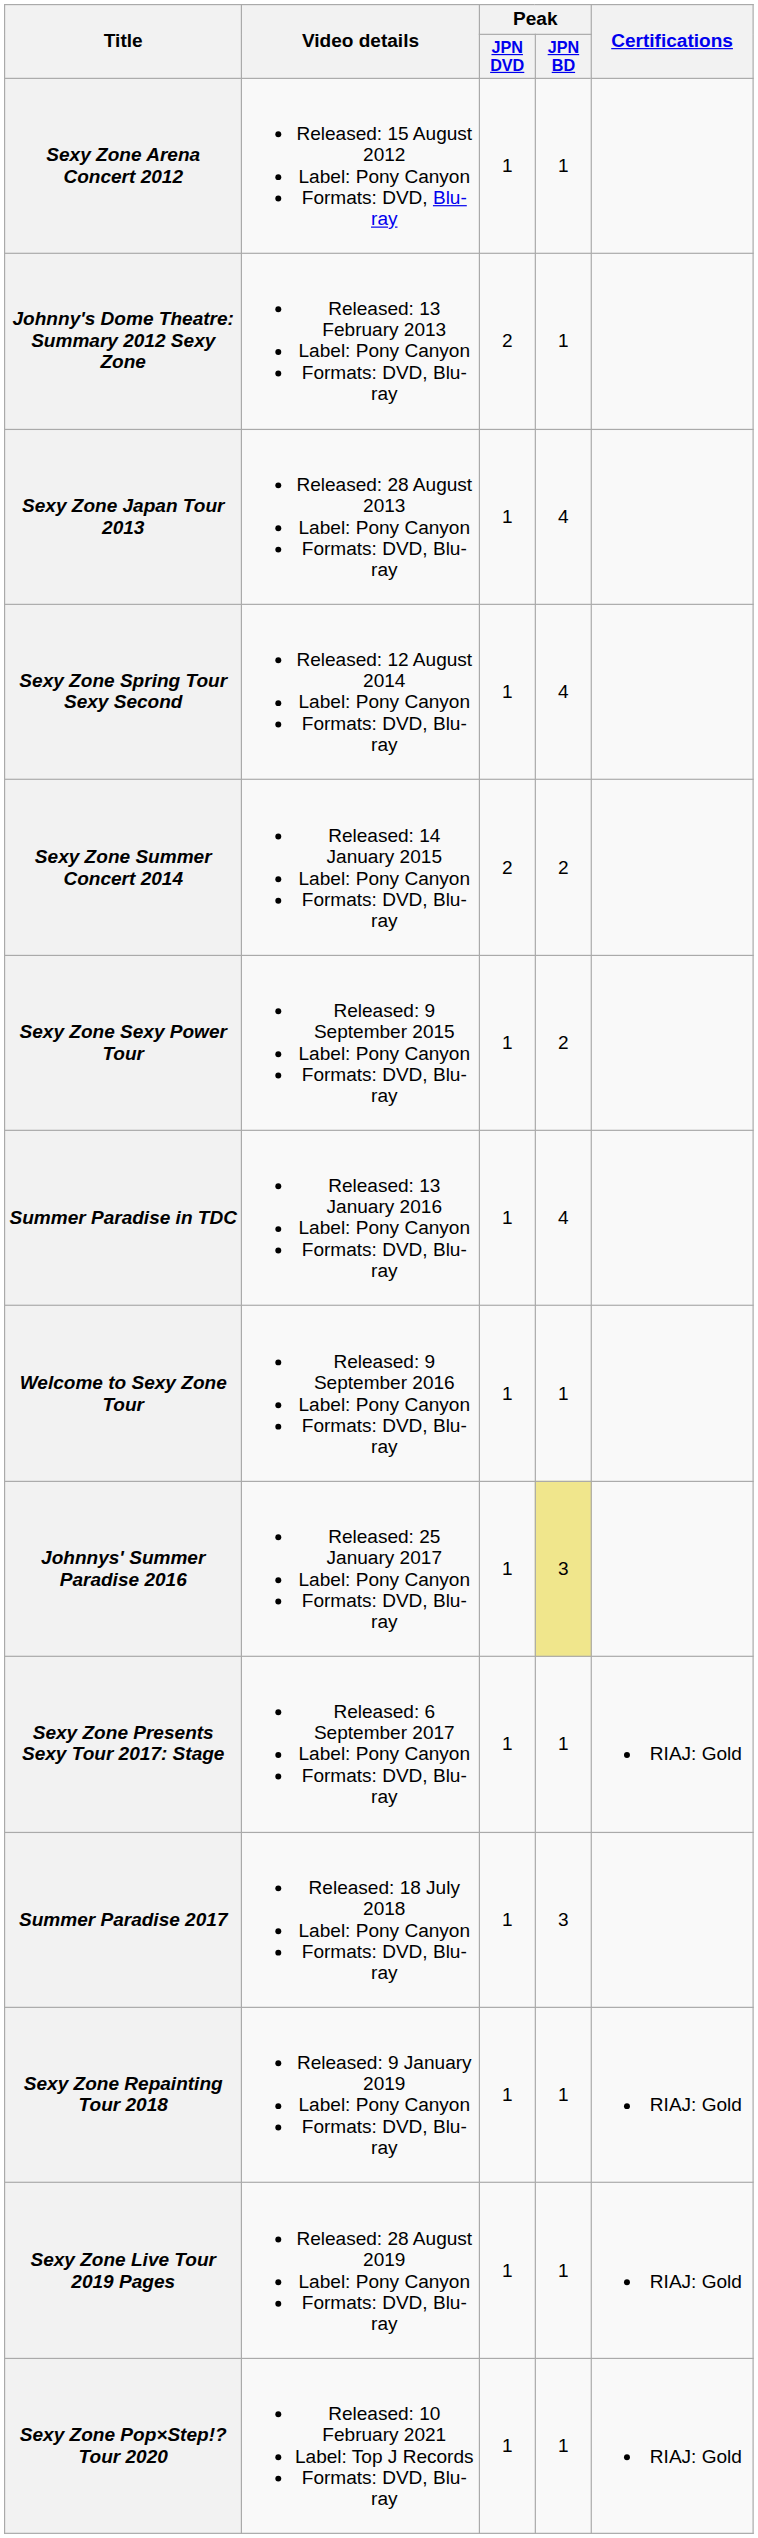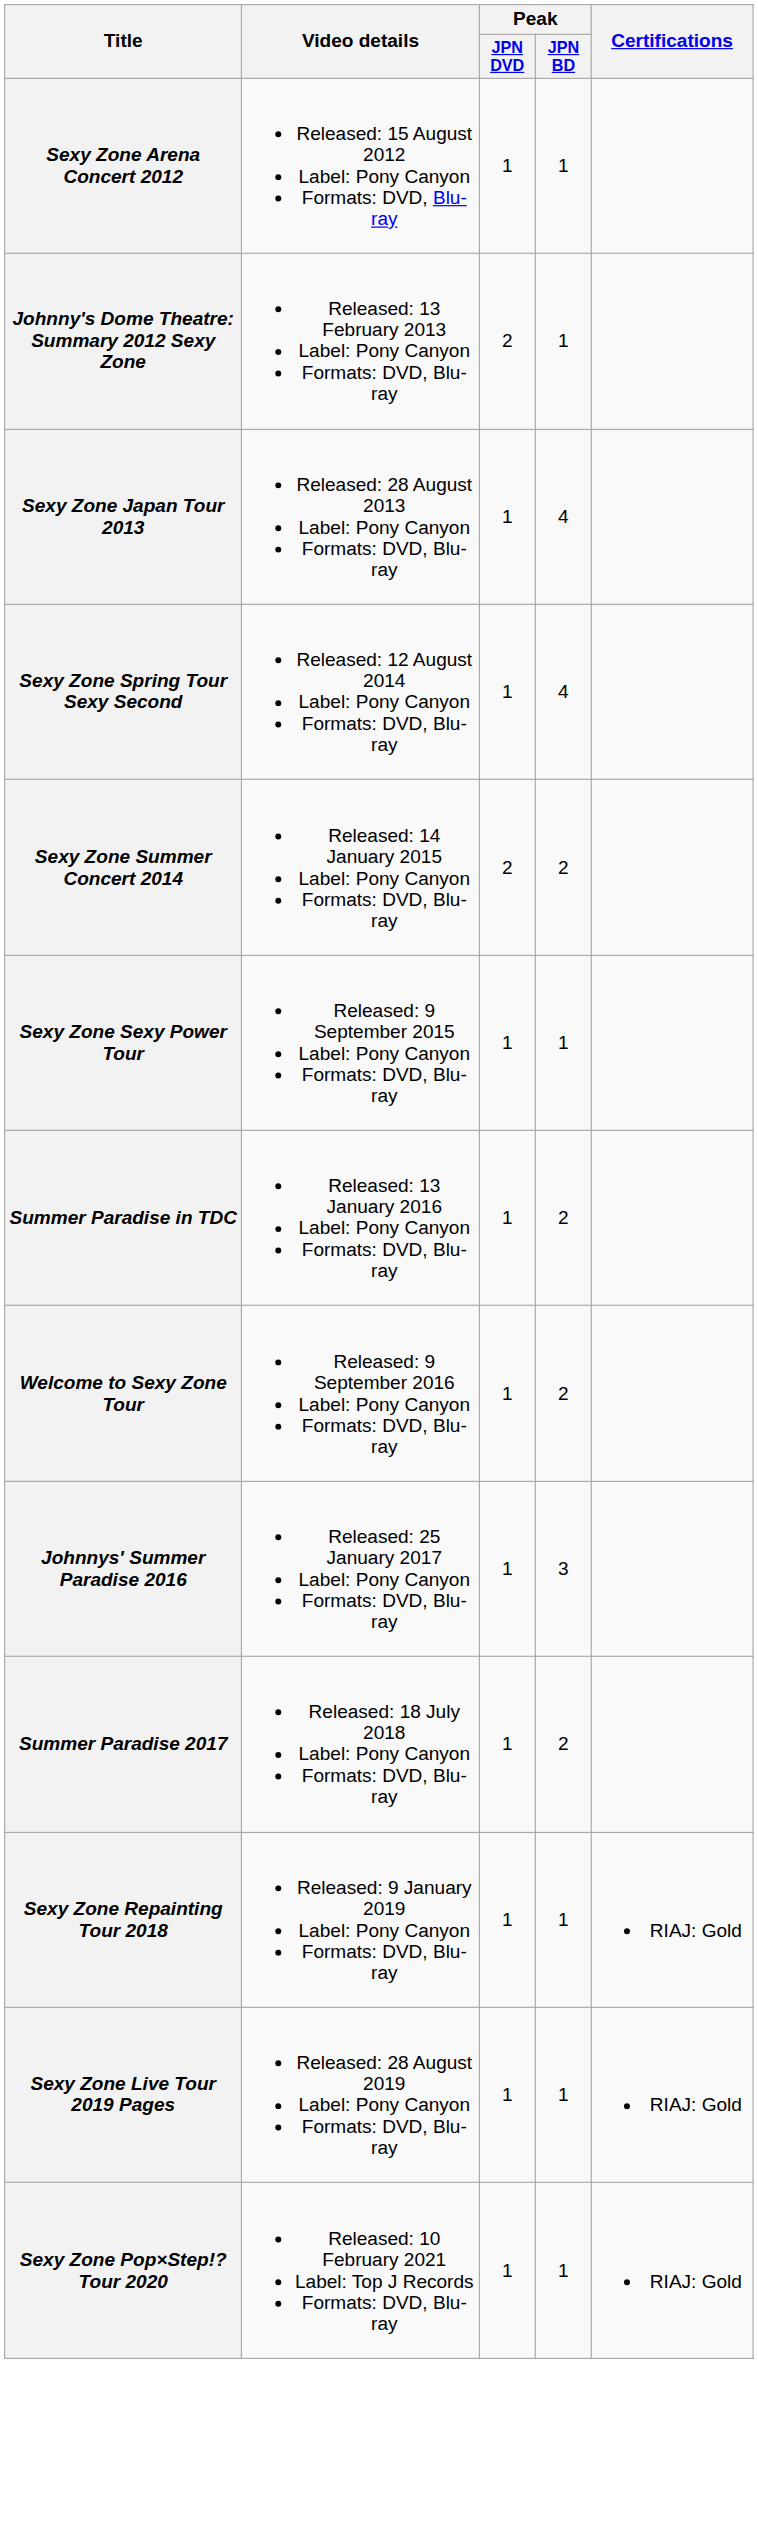(563, 1042) 2 -> (563, 1042) 1
(563, 1218) 4 -> (563, 1218) 2
(563, 1393) 1 -> (563, 1393) 2
(563, 1568) khaki background -> (563, 1568) no background
- row: (123, 1744)
(563, 1919) 3 -> (563, 1744) 2
